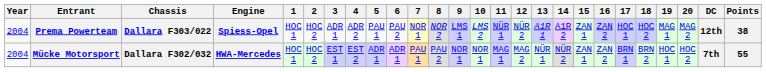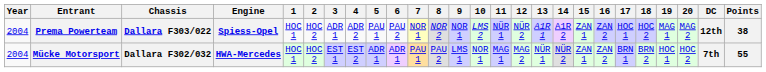(459, 31) LMS 1 -> (459, 31) NOR 1
(459, 55) NOR 1 -> (459, 55) LMS 1
